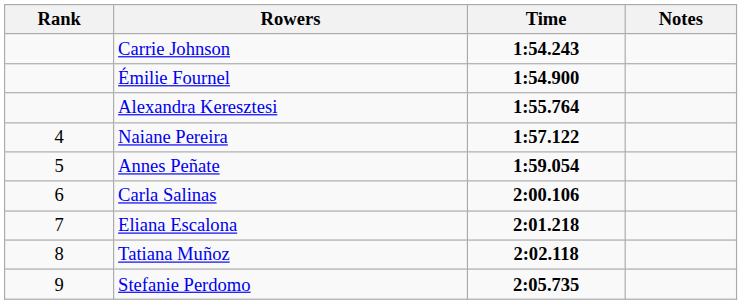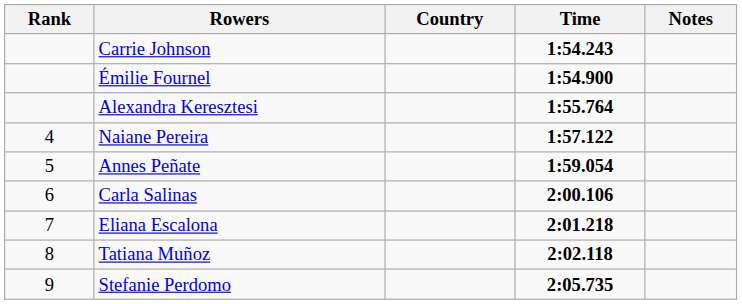+ column: (450, 19)
